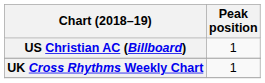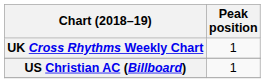rows swapped: (105, 68) <-> (105, 48)
